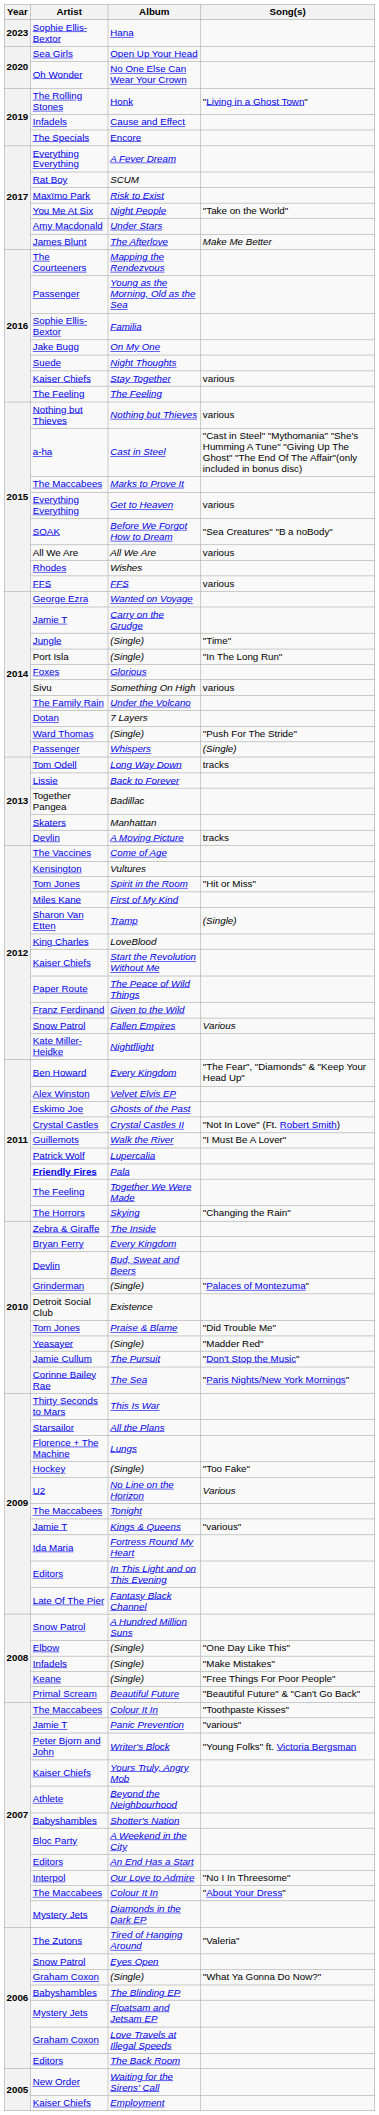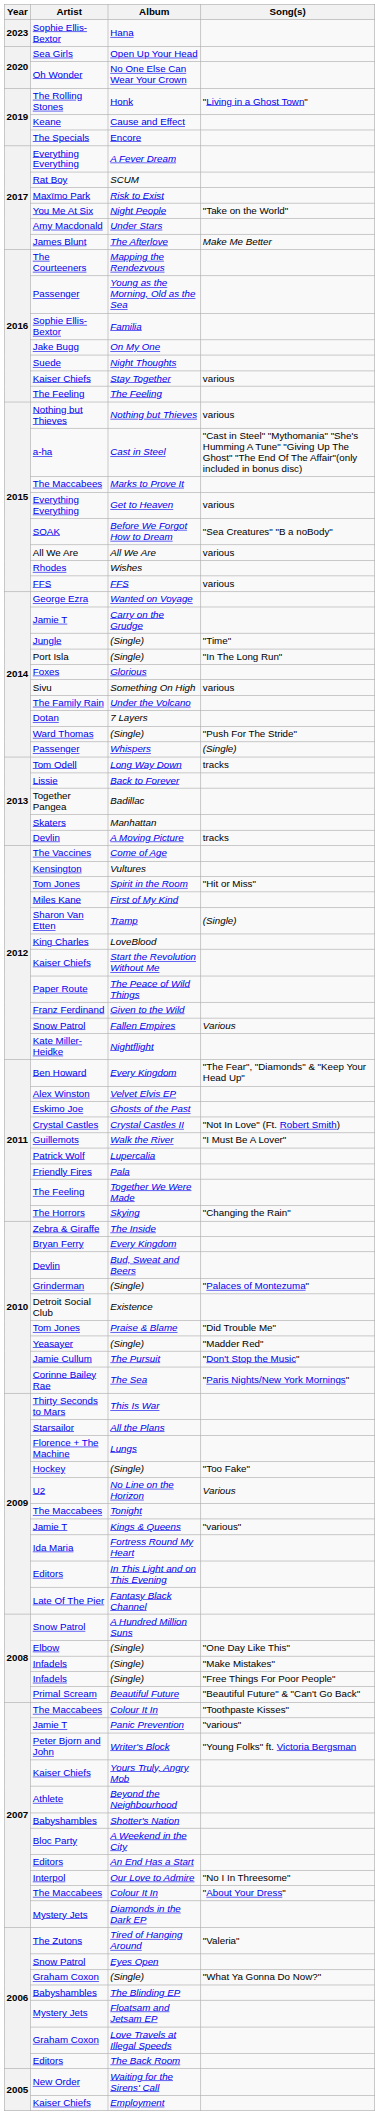(50, 122) Infadels -> (47, 122) Keane
(65, 1171) bold -> (62, 1171) normal
(47, 1679) Keane -> (50, 1679) Infadels
